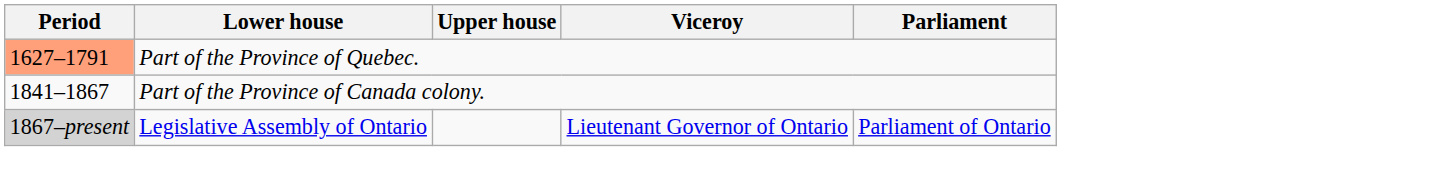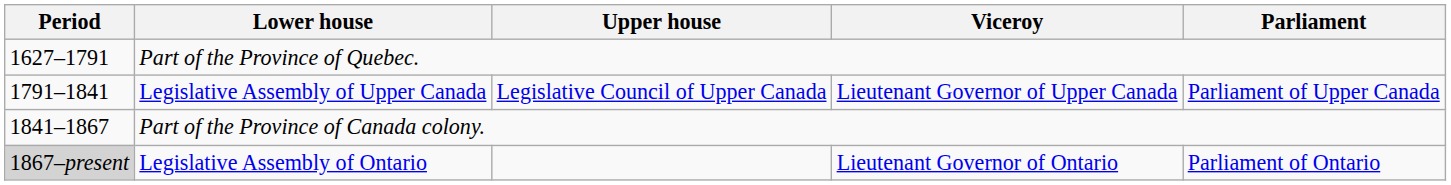(59, 57) lightsalmon background -> (59, 57) no background
+ row: (313, 92)
